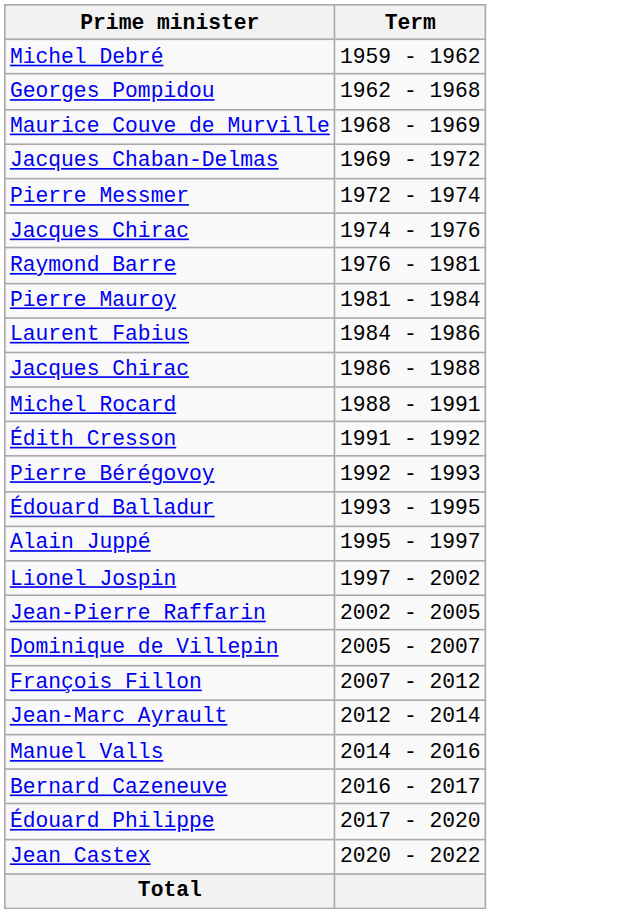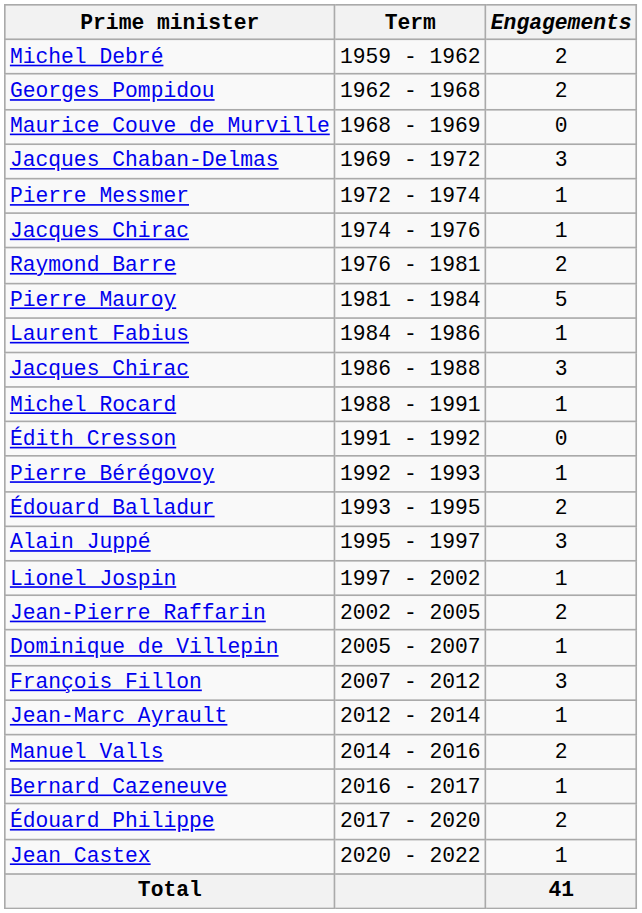+ column: (561, 22)
